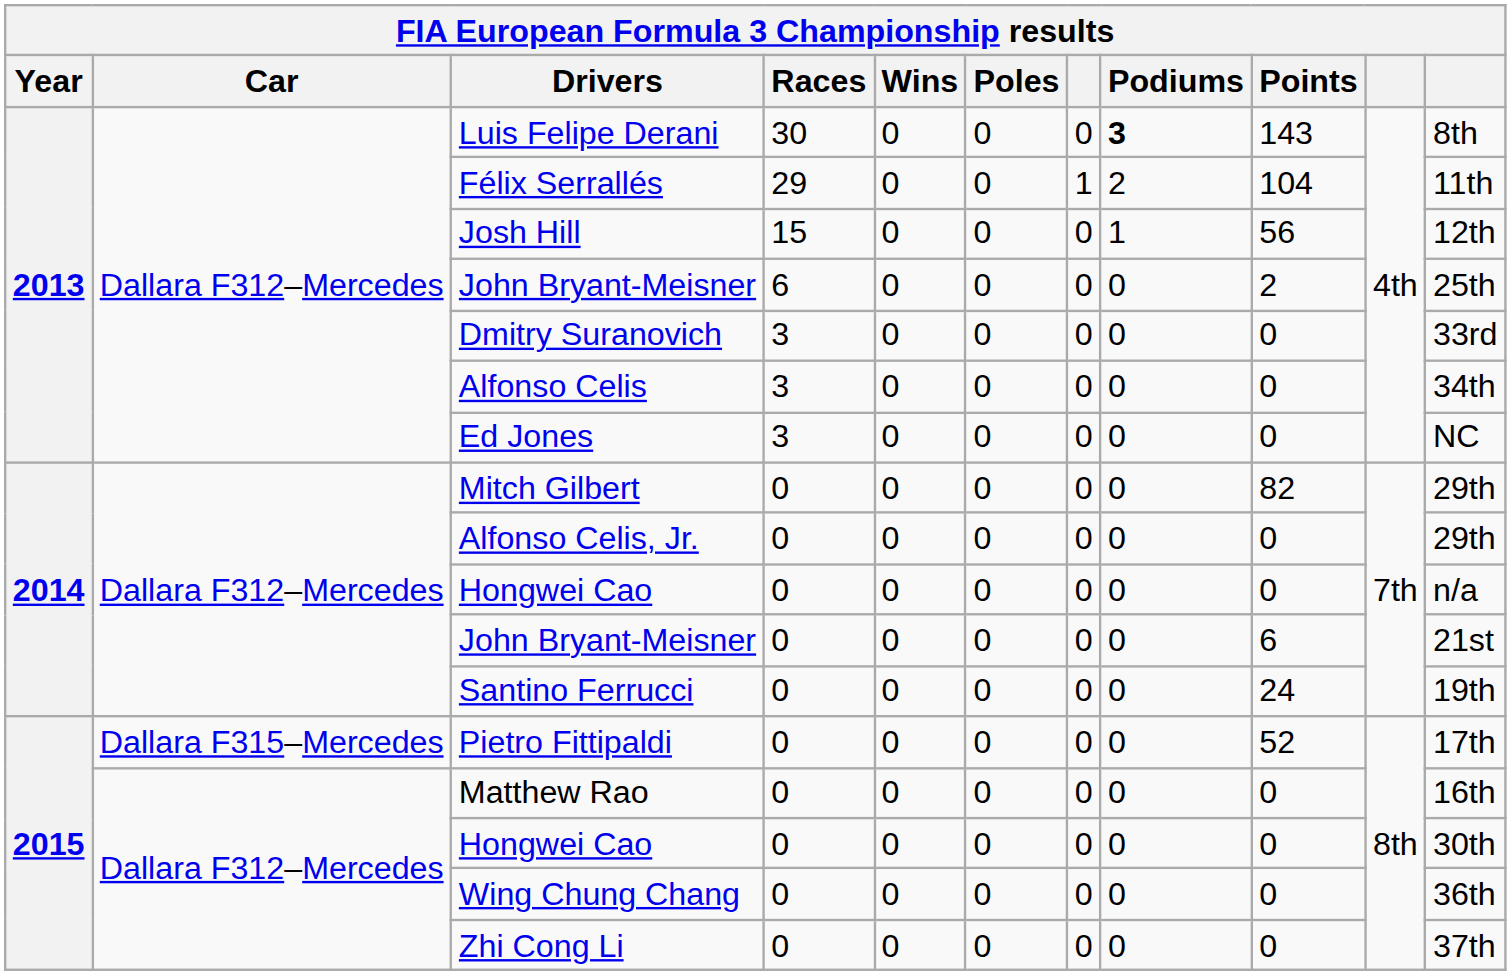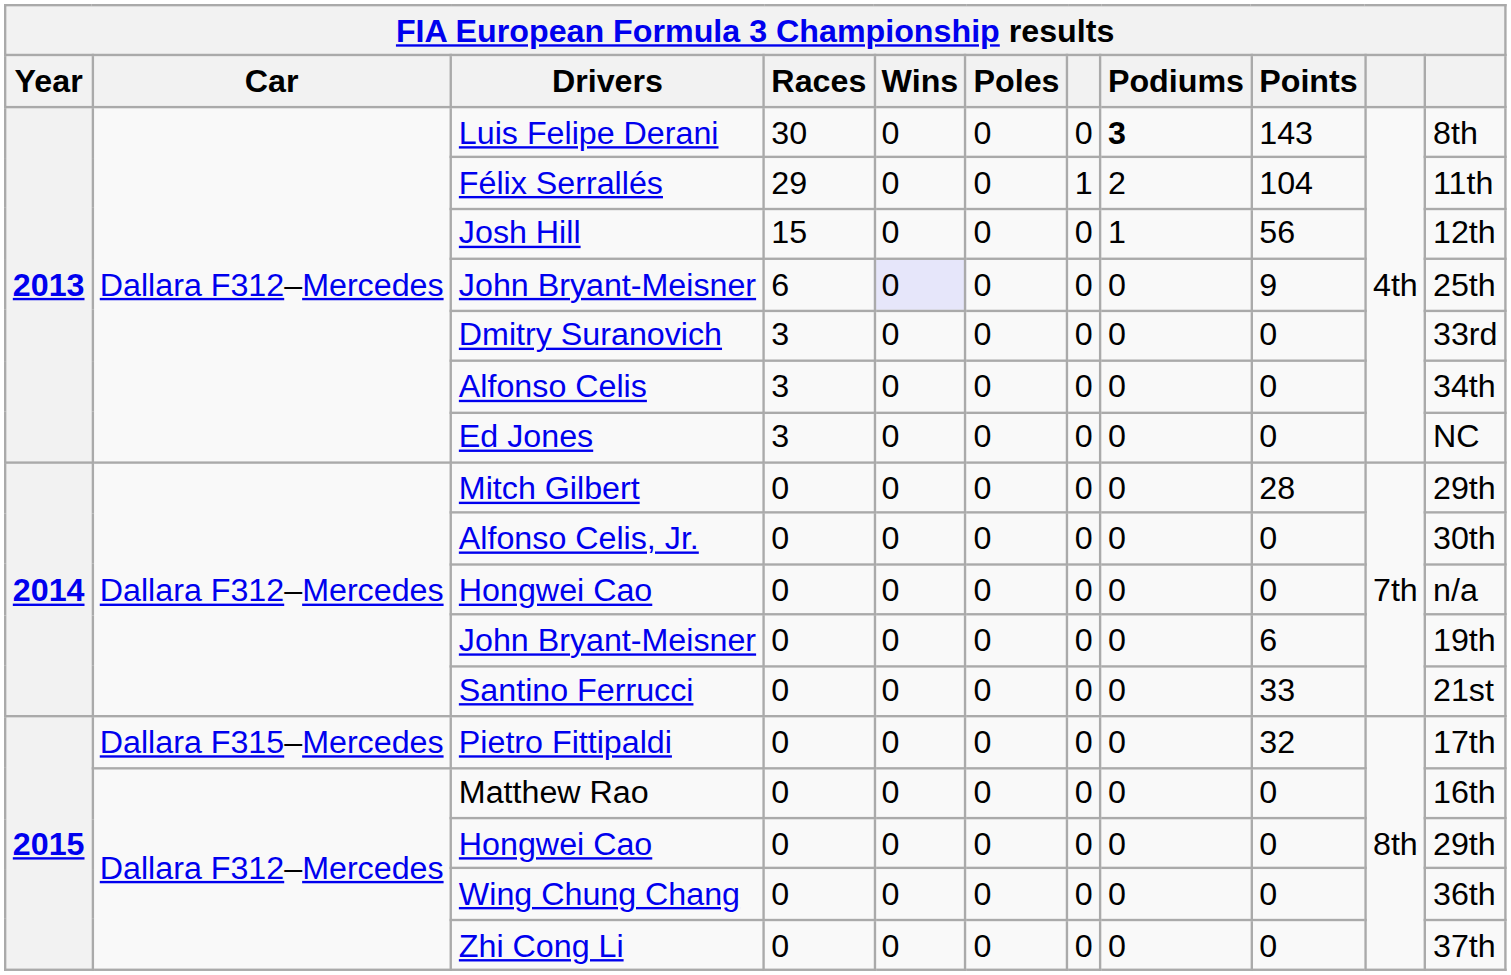(891, 284) no background -> (891, 284) lavender background
(1268, 284) 2 -> (1268, 284) 9
(1277, 487) 82 -> (1277, 487) 28
(1464, 538) 29th -> (1464, 538) 30th
(1463, 640) 21st -> (1464, 640) 19th
(1277, 691) 24 -> (1277, 691) 33
(1464, 691) 19th -> (1463, 691) 21st
(1277, 741) 52 -> (1277, 741) 32
(1464, 843) 30th -> (1464, 843) 29th
